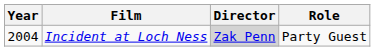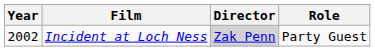(23, 36) 2004 -> (23, 36) 2002
